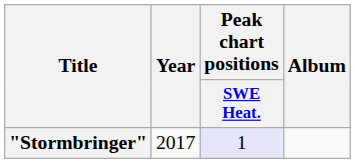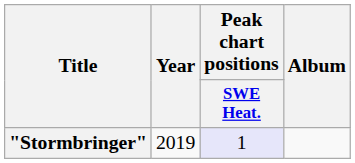(176, 142) 2017 -> (176, 142) 2019
